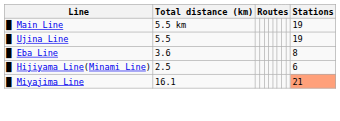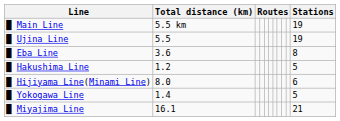+ row: (48, 67)
(163, 67) 2.5 -> (163, 81) 8.0
+ row: (45, 95)
(298, 81) lightsalmon background -> (298, 109) no background
